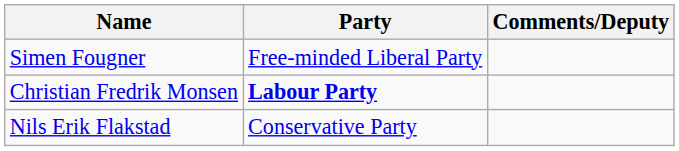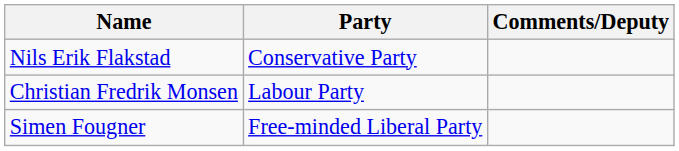rows swapped: (90, 127) <-> (78, 57)
(313, 92) bold -> (306, 92) normal
